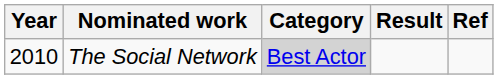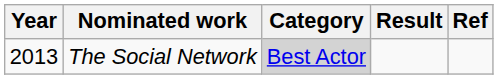(34, 56) 2010 -> (34, 56) 2013
